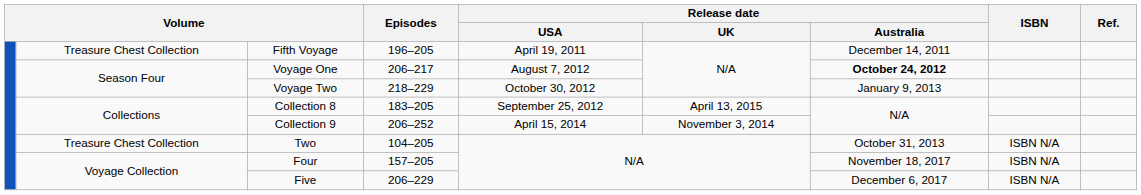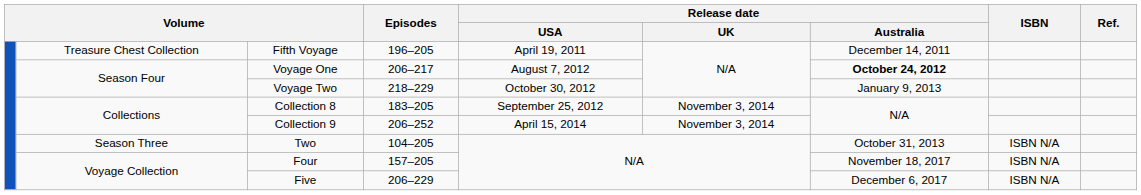(726, 106) April 13, 2015 -> (726, 106) November 3, 2014
(131, 143) Treasure Chest Collection -> (131, 143) Season Three
